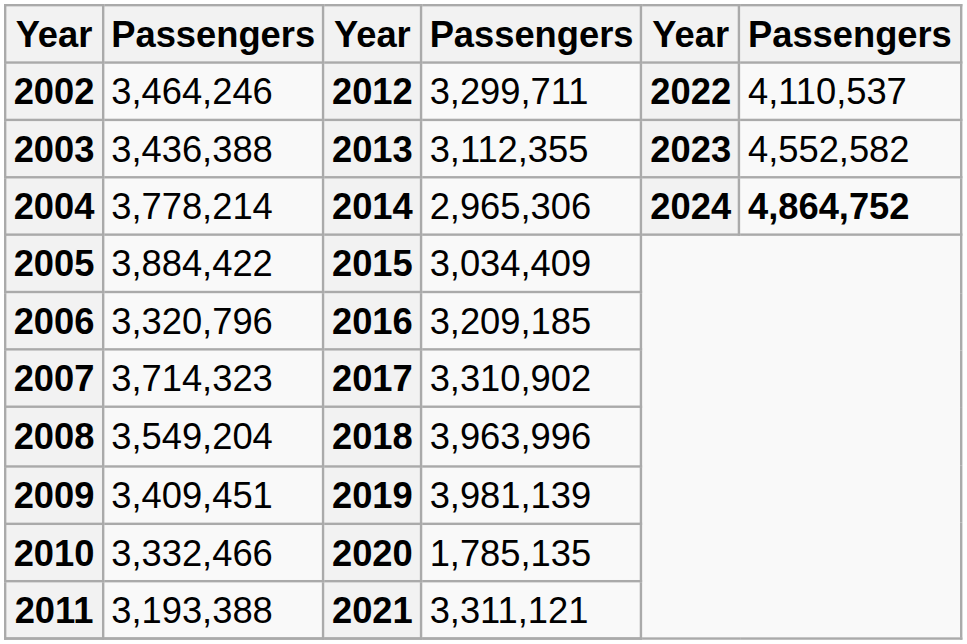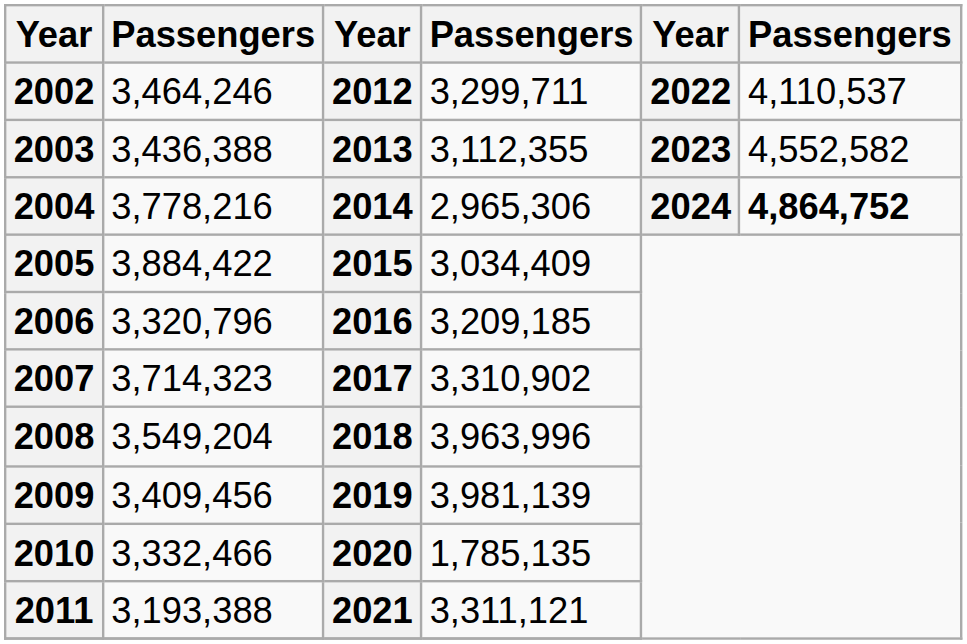(192, 207) 3,778,214 -> (192, 207) 3,778,216
(192, 494) 3,409,451 -> (192, 494) 3,409,456
